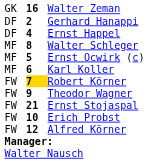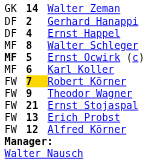(32, 9) 16 -> (32, 9) 14
(11, 57) normal -> (11, 57) bold
(32, 117) 10 -> (32, 117) 13
